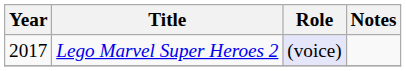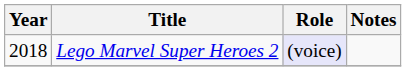(28, 50) 2017 -> (28, 50) 2018
